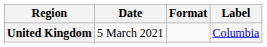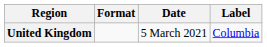columns swapped: (130, 13) <-> (188, 13)
